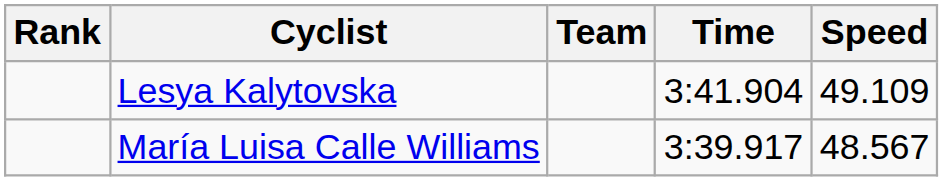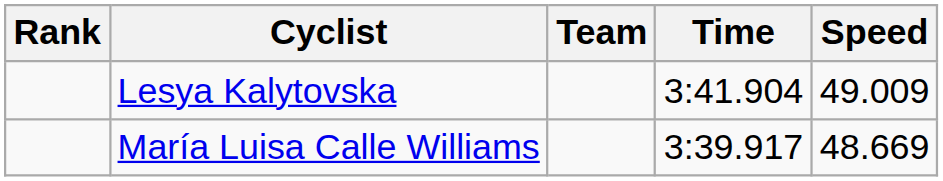(875, 89) 49.109 -> (875, 89) 49.009
(875, 146) 48.567 -> (875, 146) 48.669
